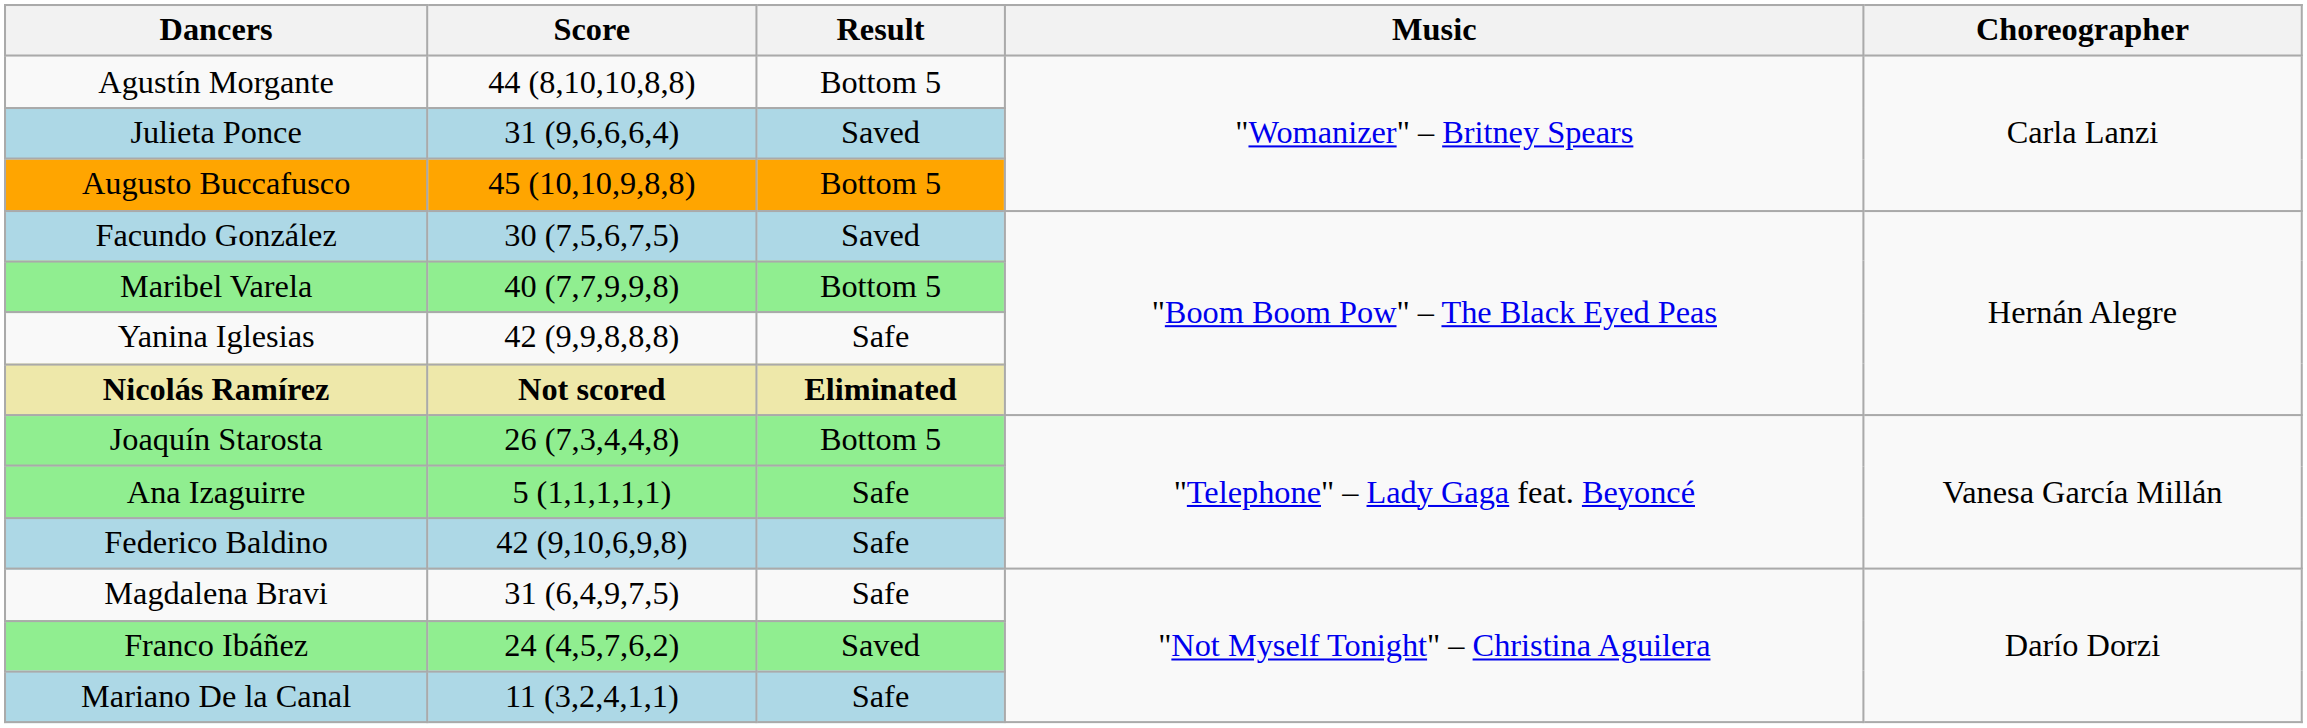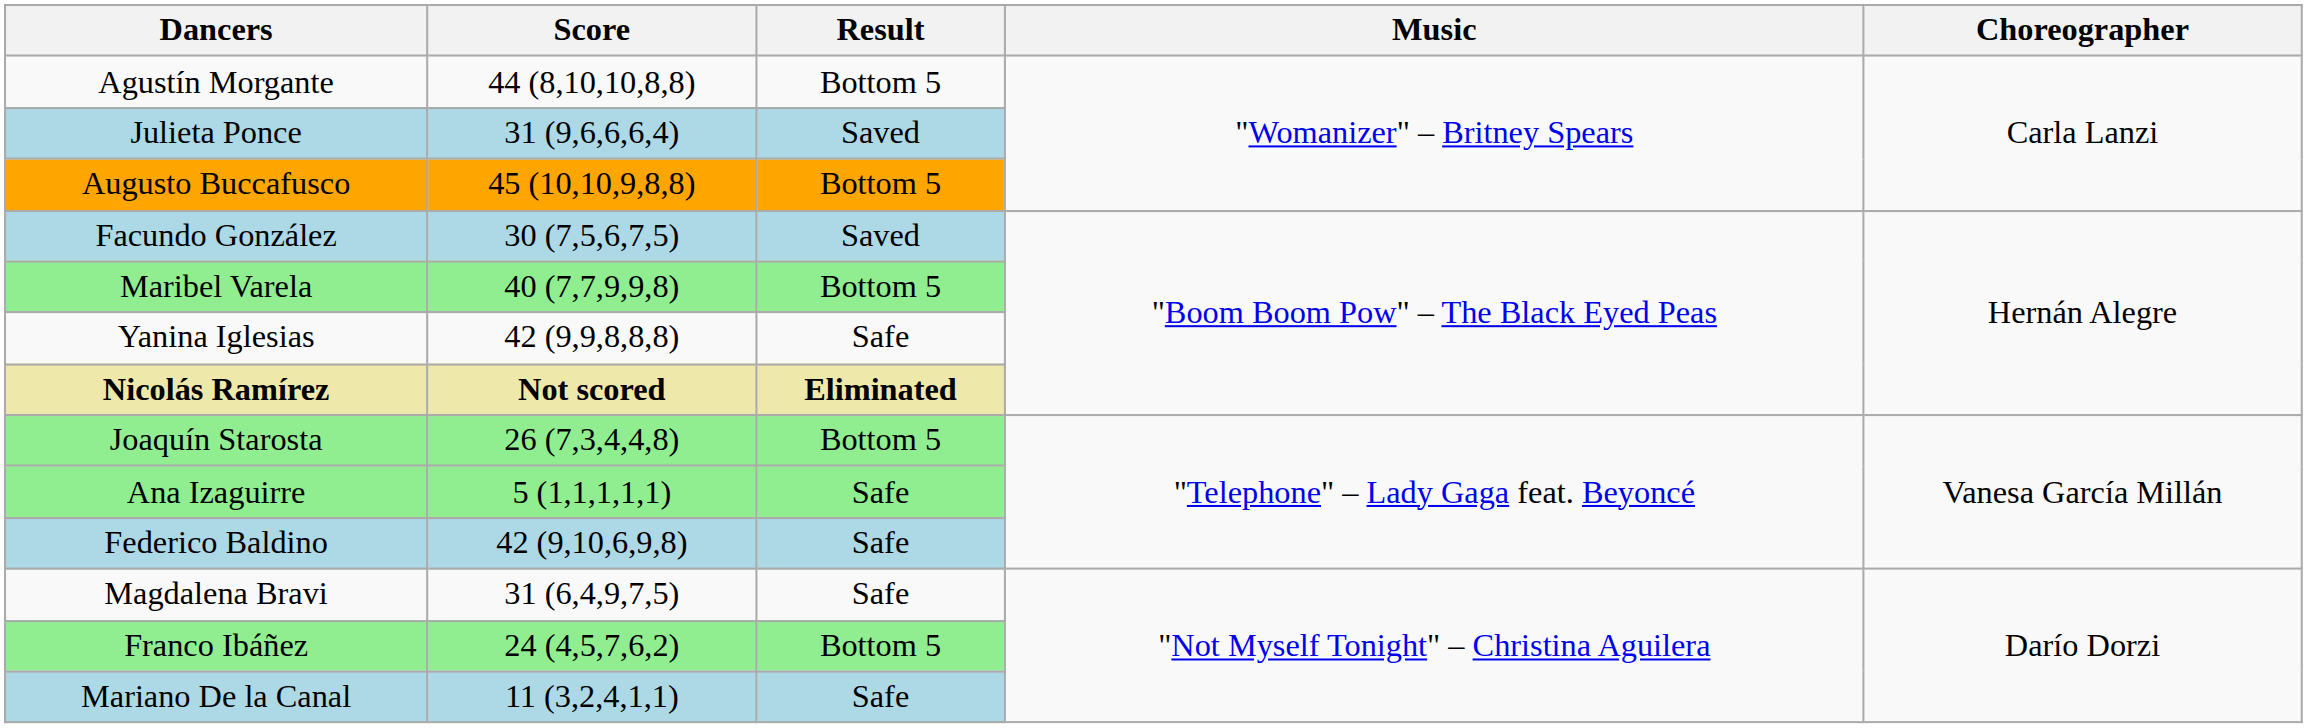(881, 645) Saved -> (881, 645) Bottom 5
